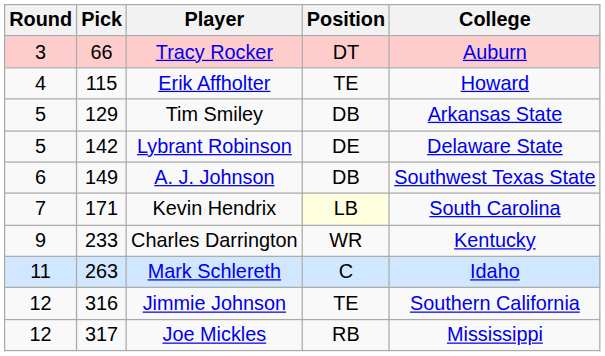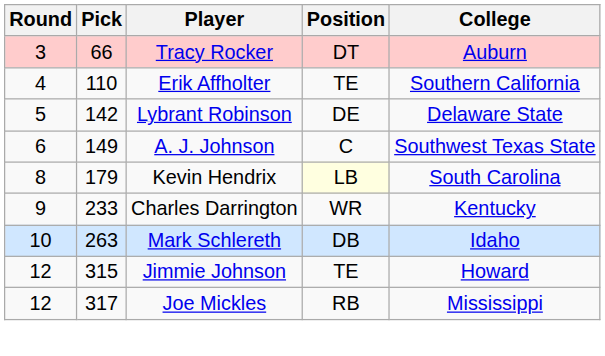(102, 83) 115 -> (102, 83) 110
(495, 83) Howard -> (495, 83) Southern California
- row: (214, 114)
(346, 177) DB -> (346, 146) C
(41, 209) 7 -> (41, 177) 8
(102, 209) 171 -> (102, 177) 179
(41, 271) 11 -> (41, 240) 10
(346, 271) C -> (346, 240) DB
(102, 303) 316 -> (102, 271) 315
(495, 303) Southern California -> (495, 271) Howard
